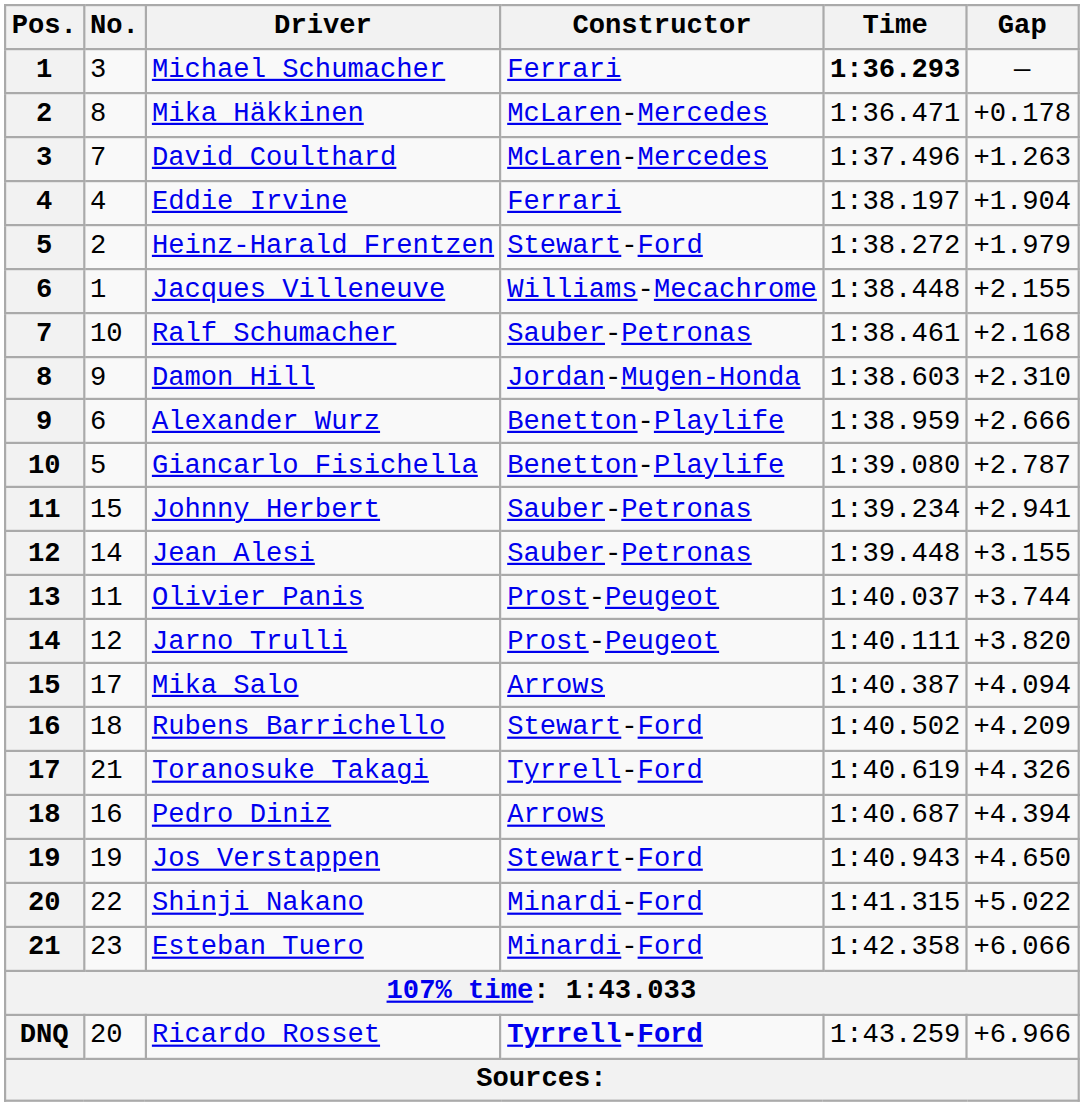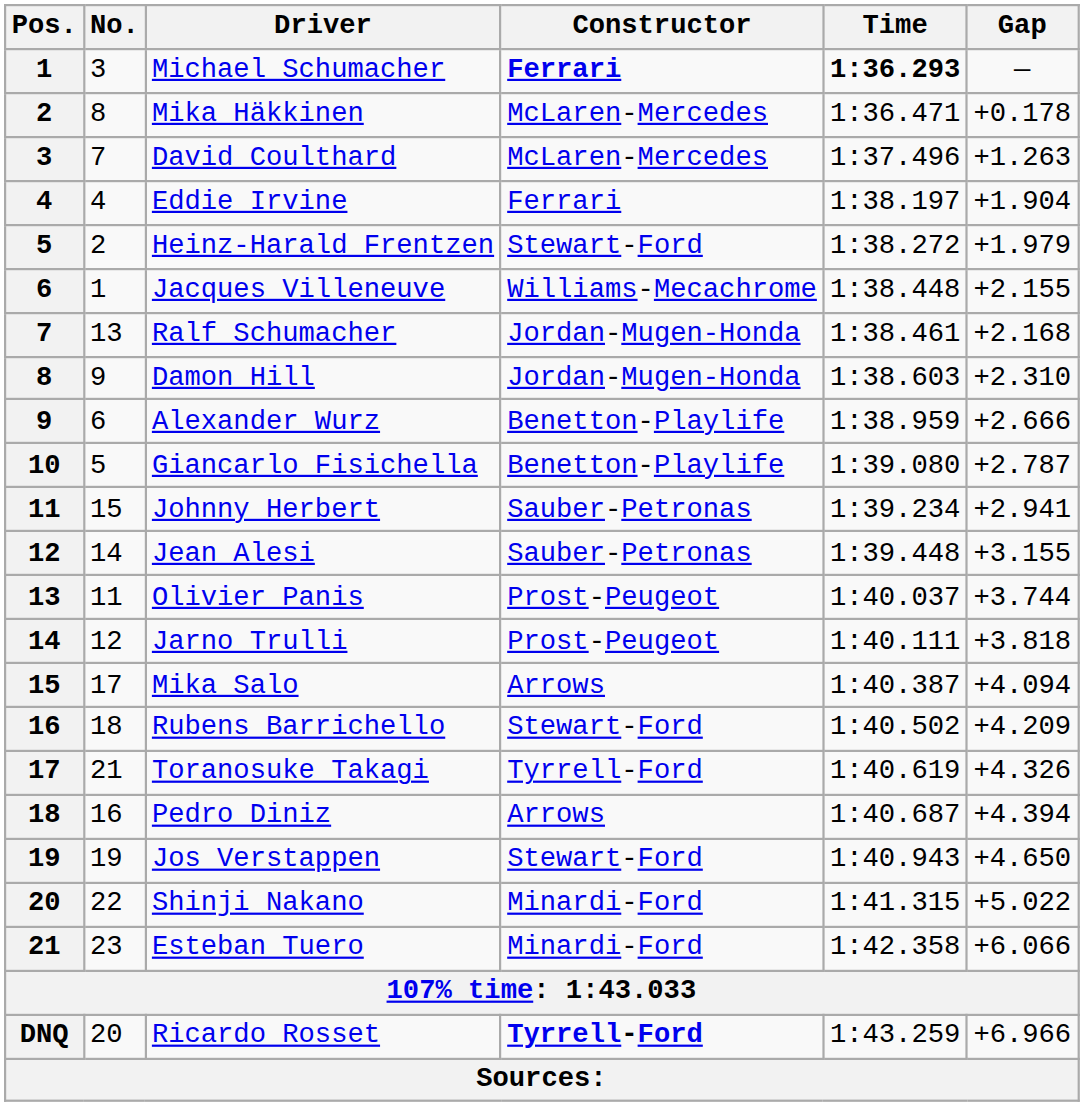(564, 71) normal -> (564, 71) bold
(106, 334) 10 -> (106, 334) 13
(629, 334) Sauber-Petronas -> (654, 334) Jordan-Mugen-Honda
(1022, 641) +3.820 -> (1022, 641) +3.818
